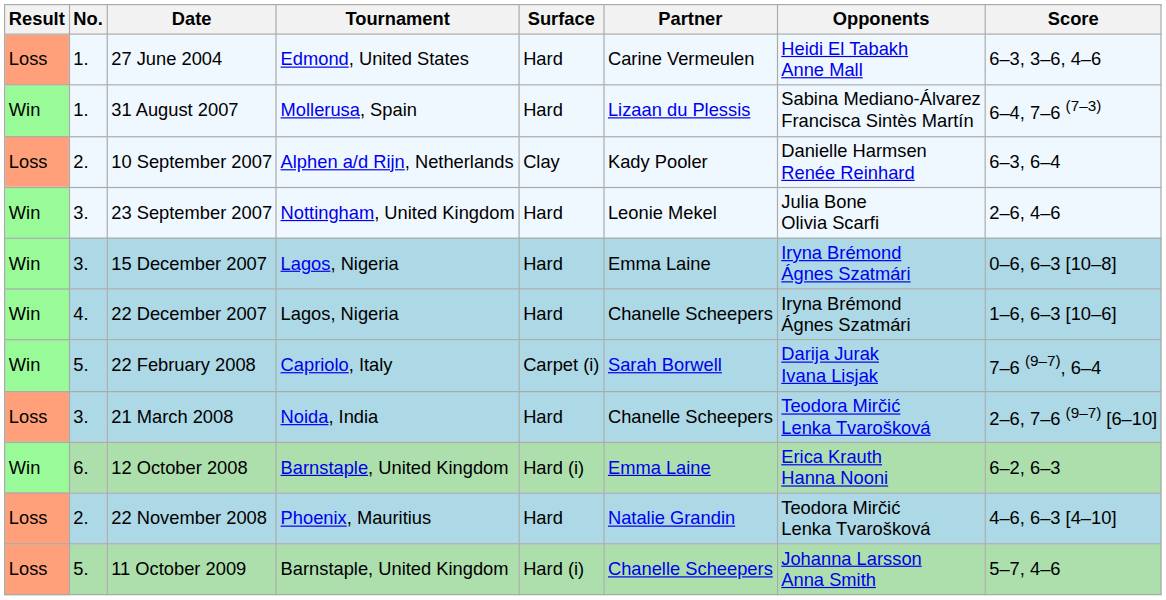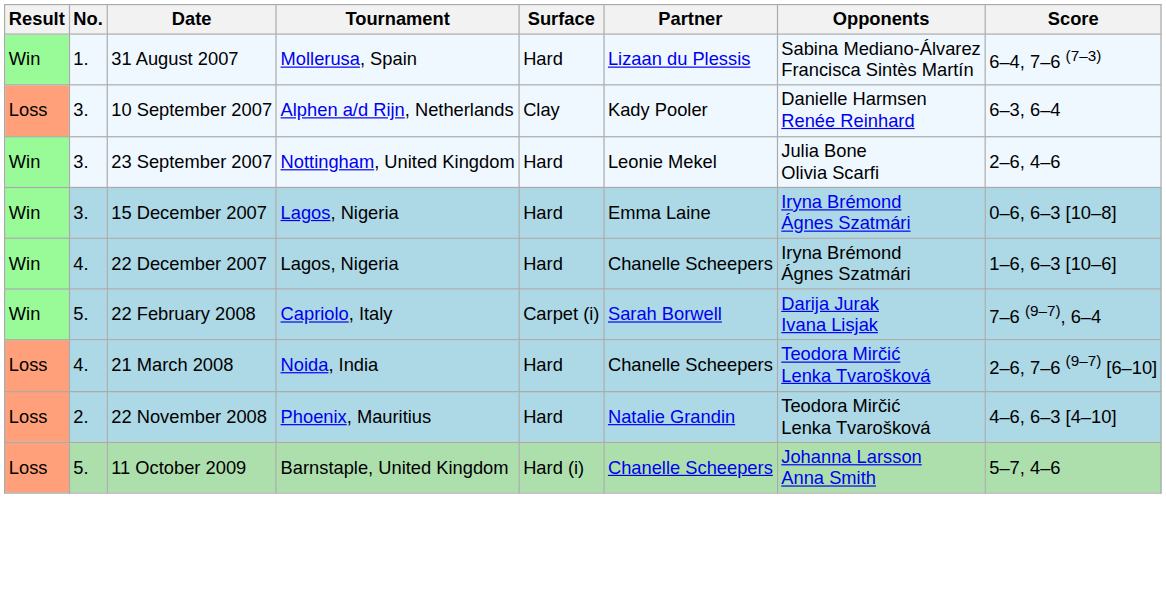- row: (167, 59)
(81, 161) 2. -> (81, 110) 3.
(81, 415) 3. -> (81, 364) 4.
- row: (179, 466)
